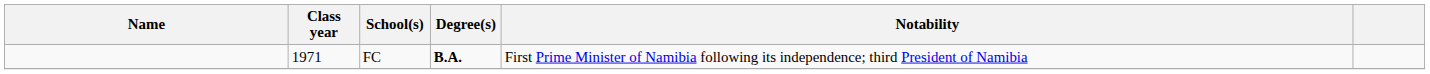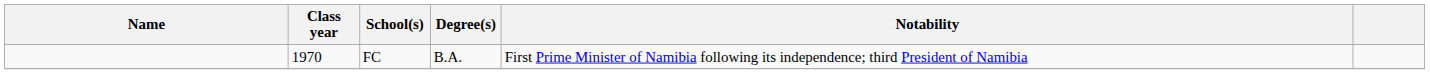(307, 56) 1971 -> (307, 56) 1970
(448, 56) bold -> (448, 56) normal
